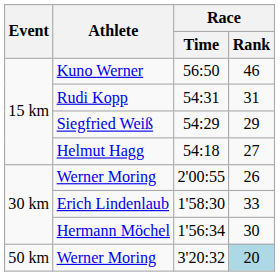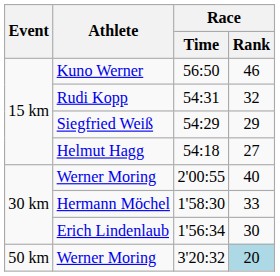(252, 97) 31 -> (252, 97) 32
(252, 177) 26 -> (252, 177) 40
(113, 204) Erich Lindenlaub -> (113, 204) Hermann Möchel
(113, 230) Hermann Möchel -> (113, 230) Erich Lindenlaub
